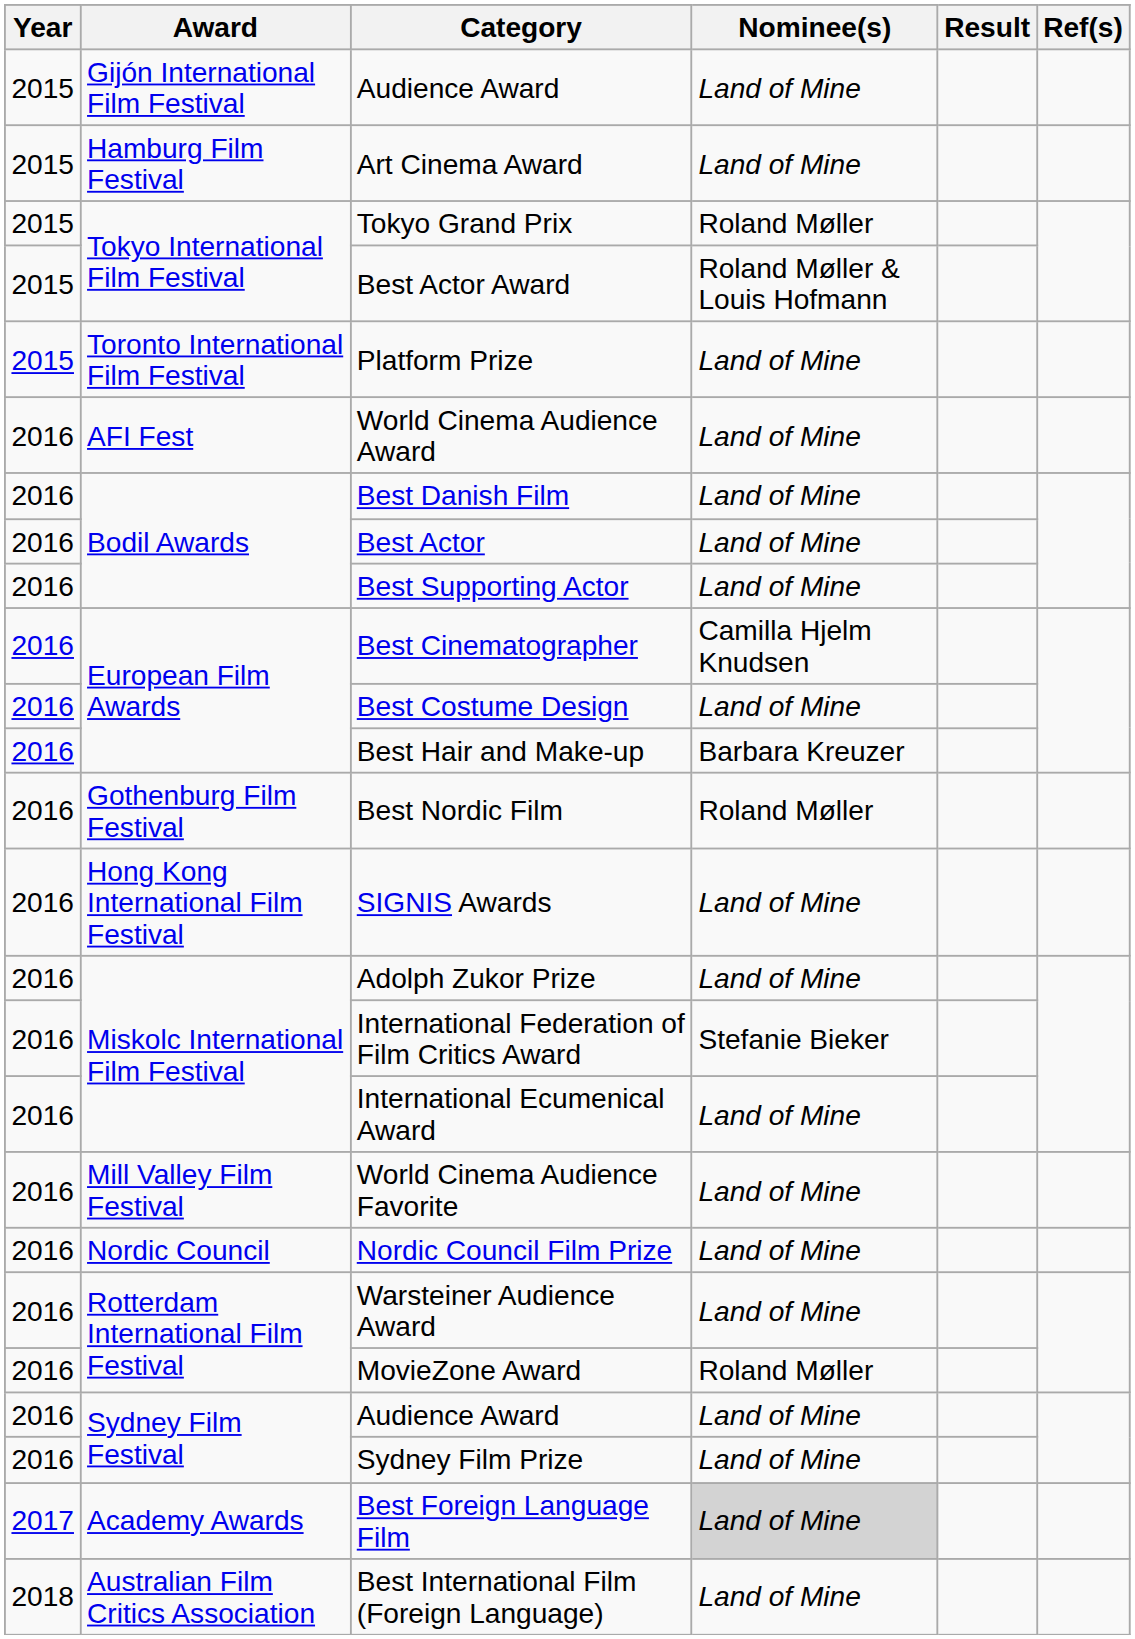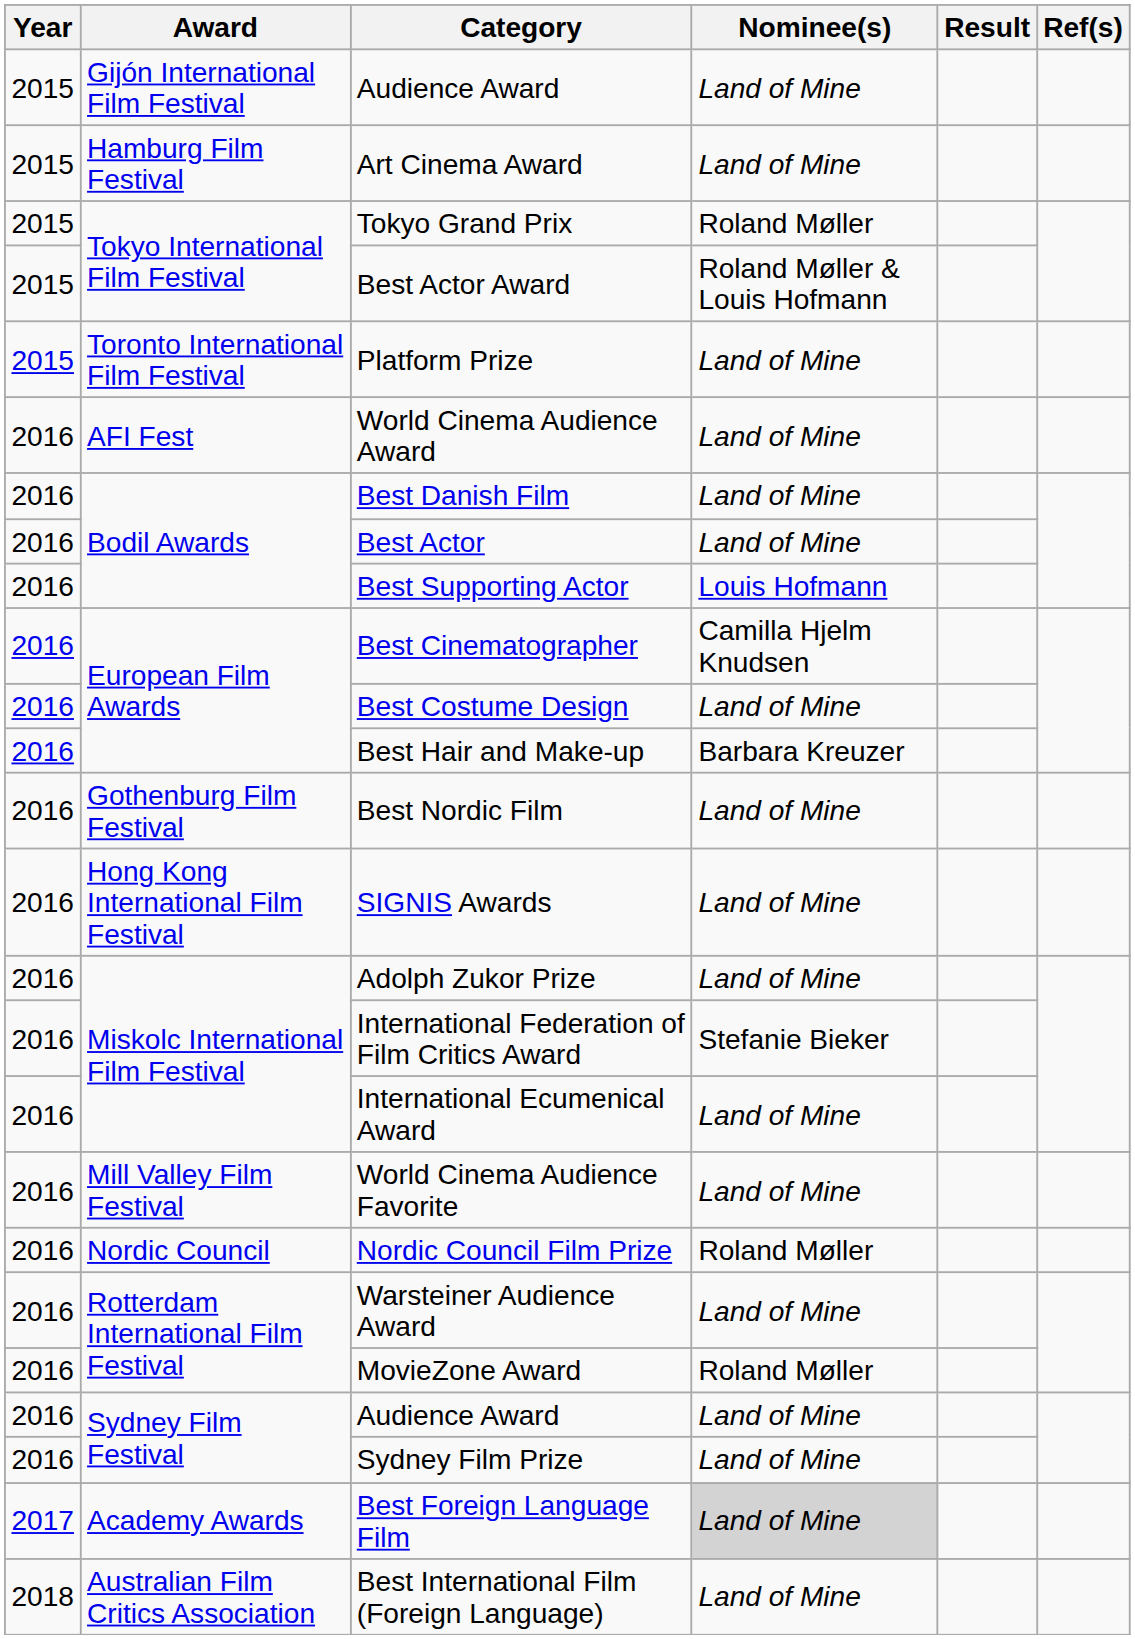(780, 585) Land of Mine -> (793, 585) Louis Hofmann
(786, 810) Roland Møller -> (780, 810) Land of Mine
(780, 1251) Land of Mine -> (786, 1251) Roland Møller
